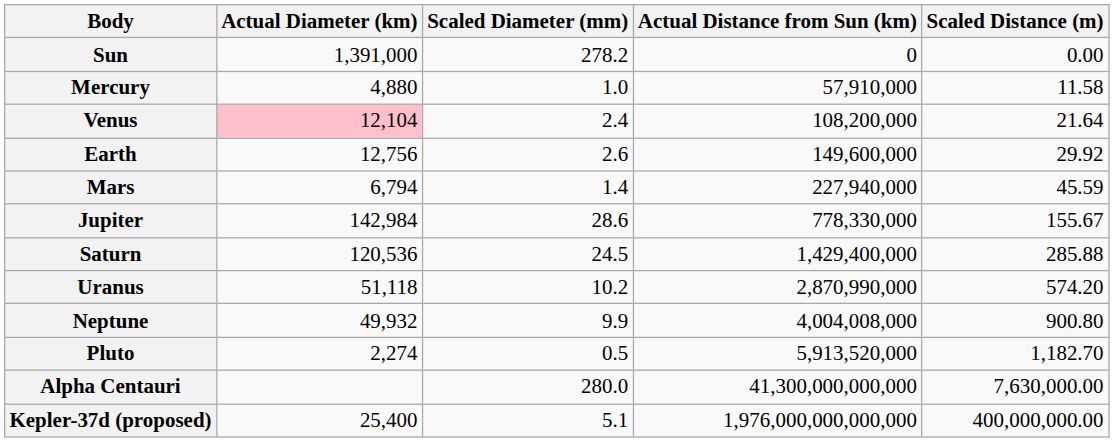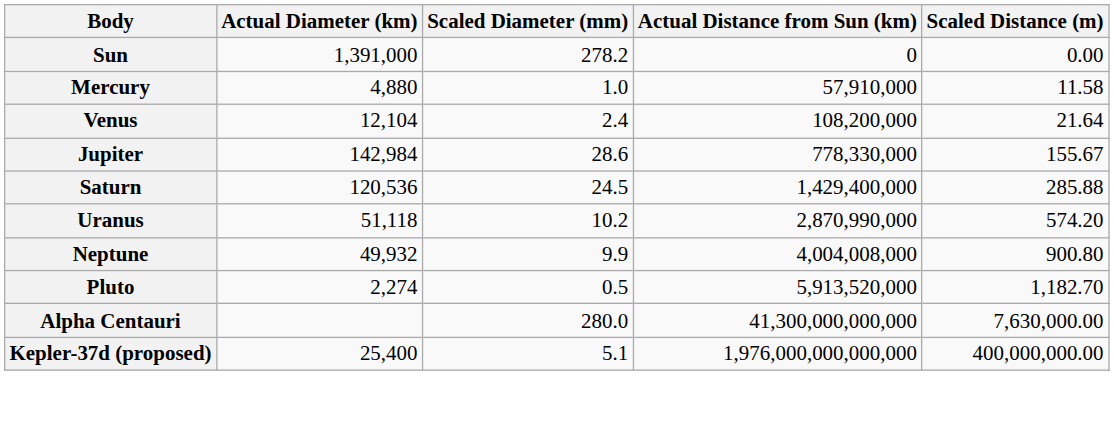(389, 120) pink background -> (389, 120) no background
- row: (110, 154)
- row: (110, 187)
